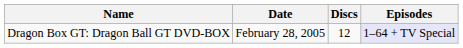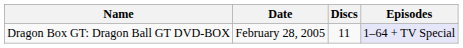(344, 33) 12 -> (344, 33) 11
